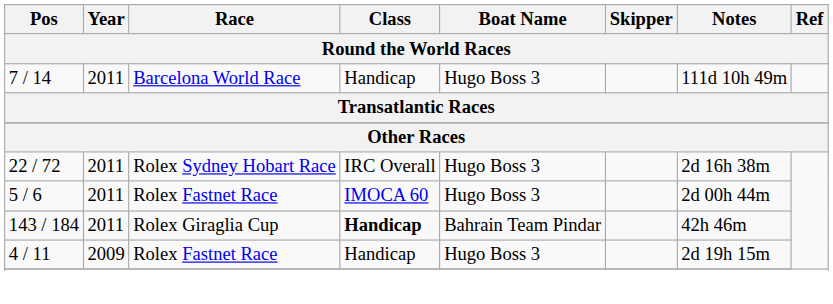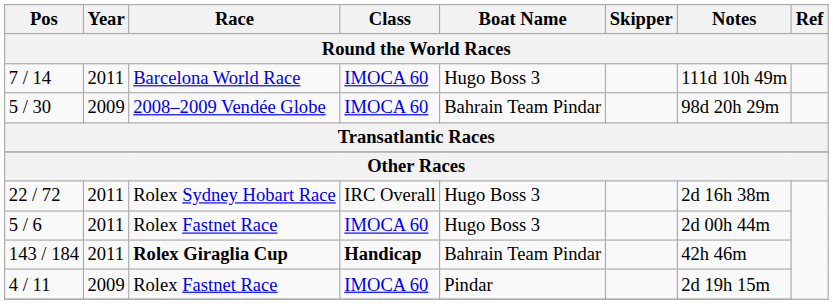(380, 78) Handicap -> (386, 78) IMOCA 60
+ row: (30, 107)
(206, 225) normal -> (211, 254) bold
(380, 254) Handicap -> (386, 284) IMOCA 60
(492, 254) Hugo Boss 3 -> (468, 284) Pindar
